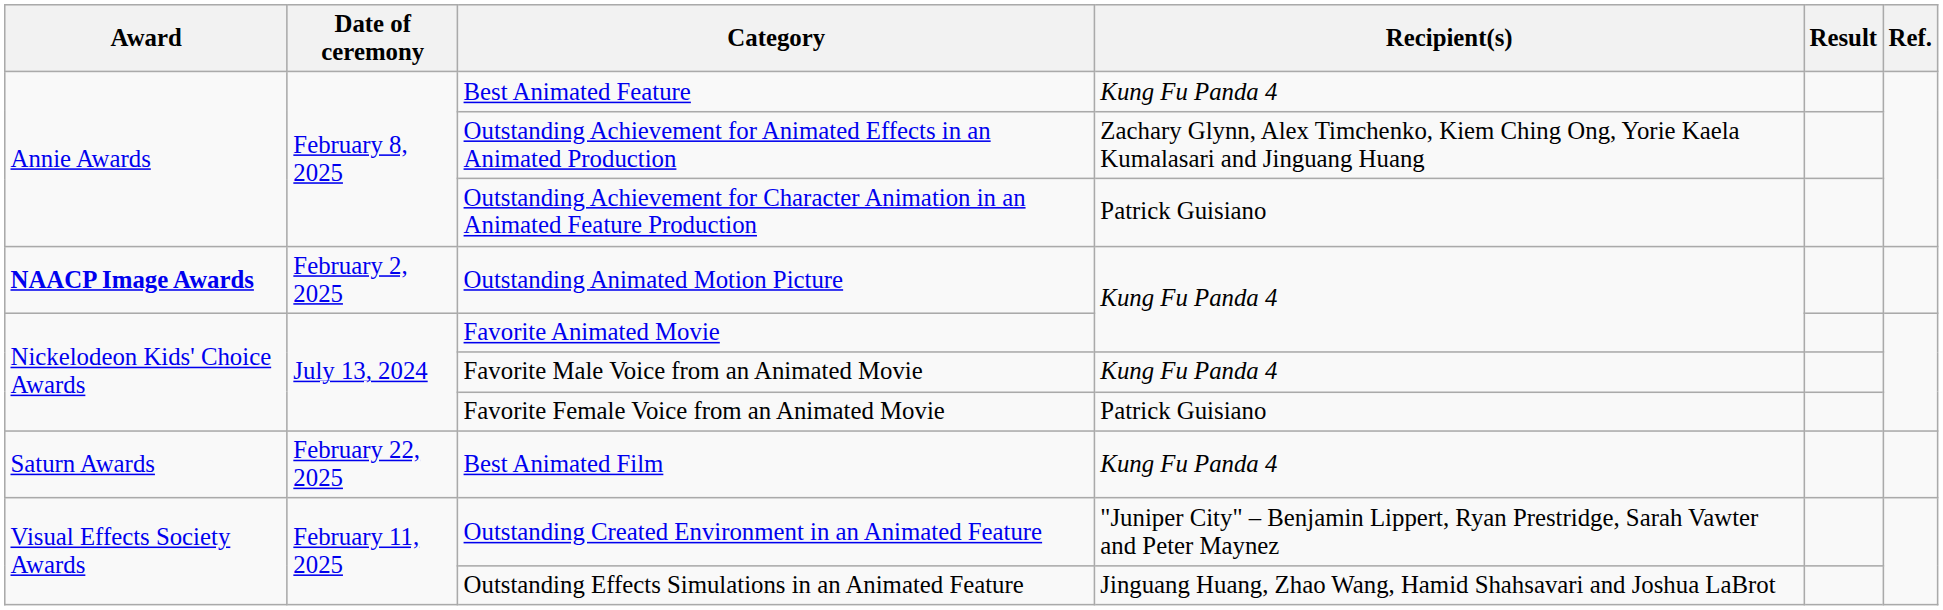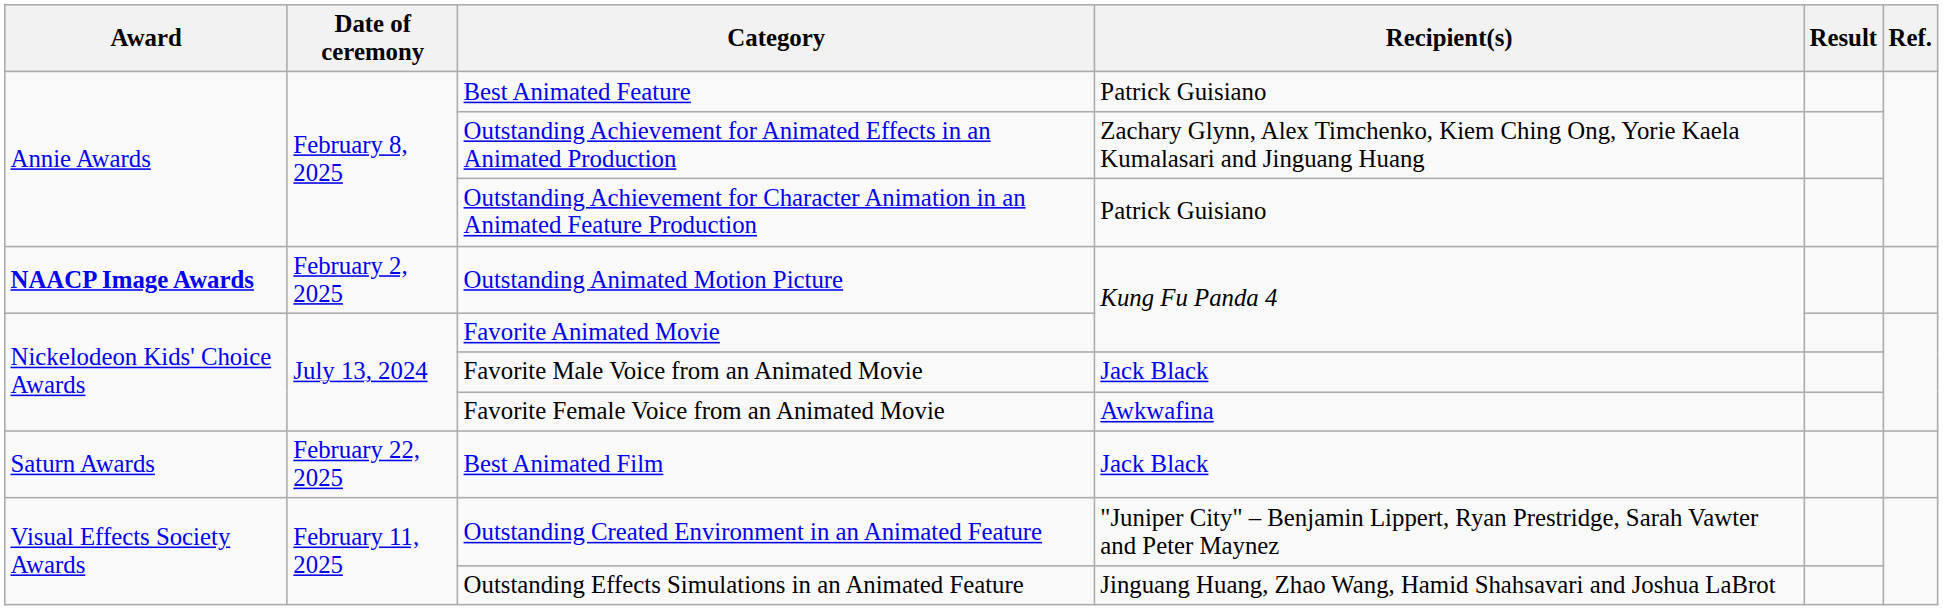(1189, 91) Kung Fu Panda 4 -> (1183, 91) Patrick Guisiano
(1189, 371) Kung Fu Panda 4 -> (1154, 371) Jack Black
(1183, 411) Patrick Guisiano -> (1157, 411) Awkwafina
(1189, 464) Kung Fu Panda 4 -> (1154, 464) Jack Black
